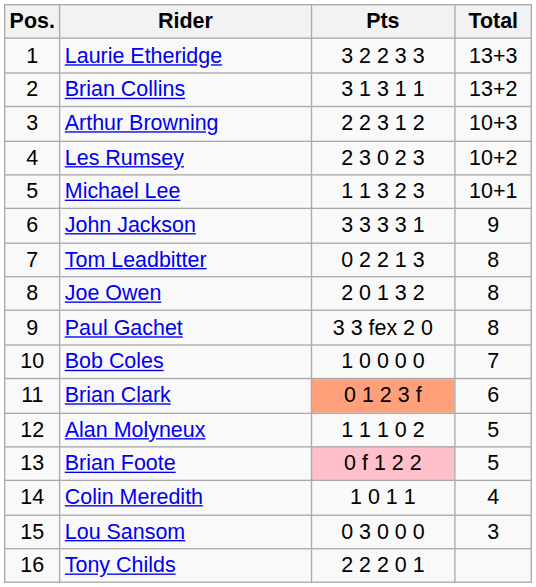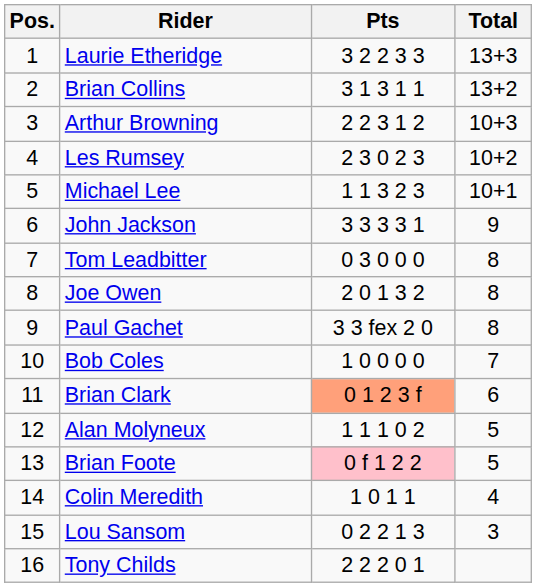(383, 259) 0 2 2 1 3 -> (383, 259) 0 3 0 0 0
(383, 531) 0 3 0 0 0 -> (383, 531) 0 2 2 1 3
